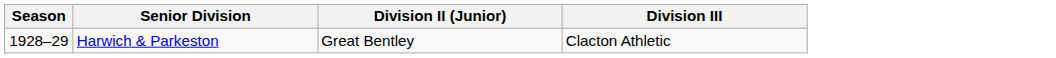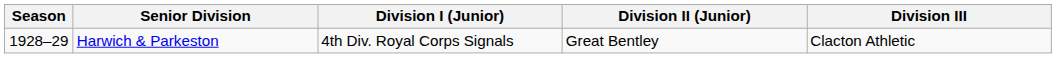+ column: (440, 16)
